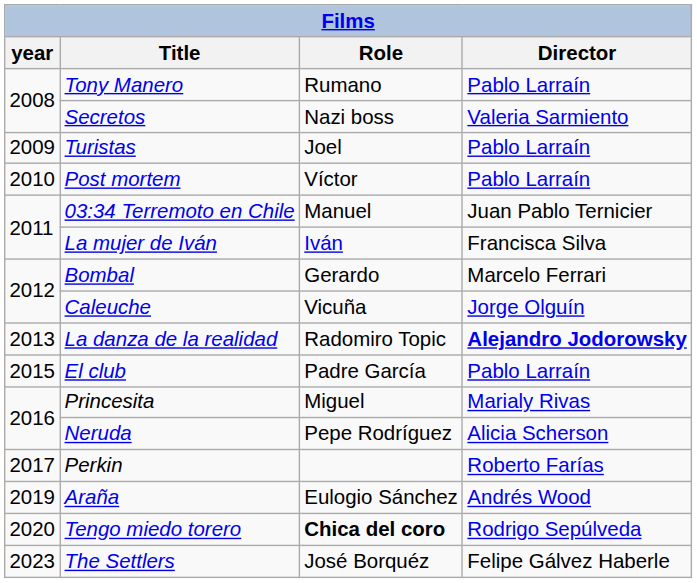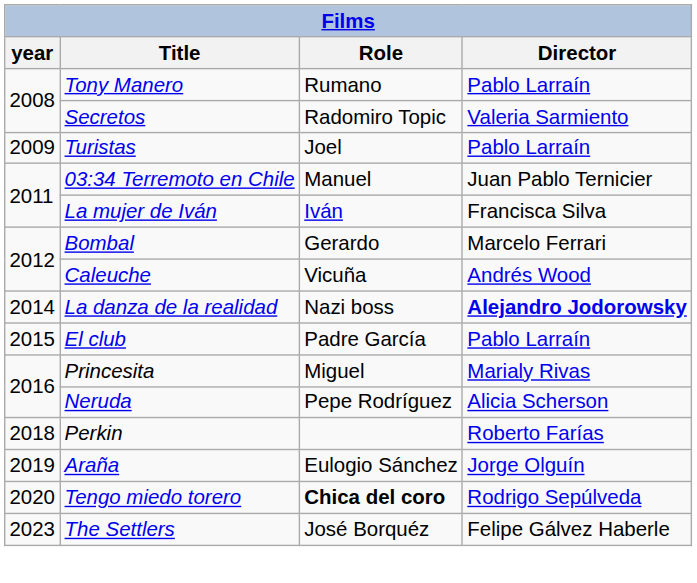(349, 116) Nazi boss -> (375, 116) Radomiro Topic
- row: (123, 179)
(526, 306) Jorge Olguín -> (529, 275) Andrés Wood
(32, 338) 2013 -> (32, 306) 2014
(375, 338) Radomiro Topic -> (349, 306) Nazi boss
(32, 465) 2017 -> (32, 434) 2018
(529, 497) Andrés Wood -> (526, 465) Jorge Olguín
